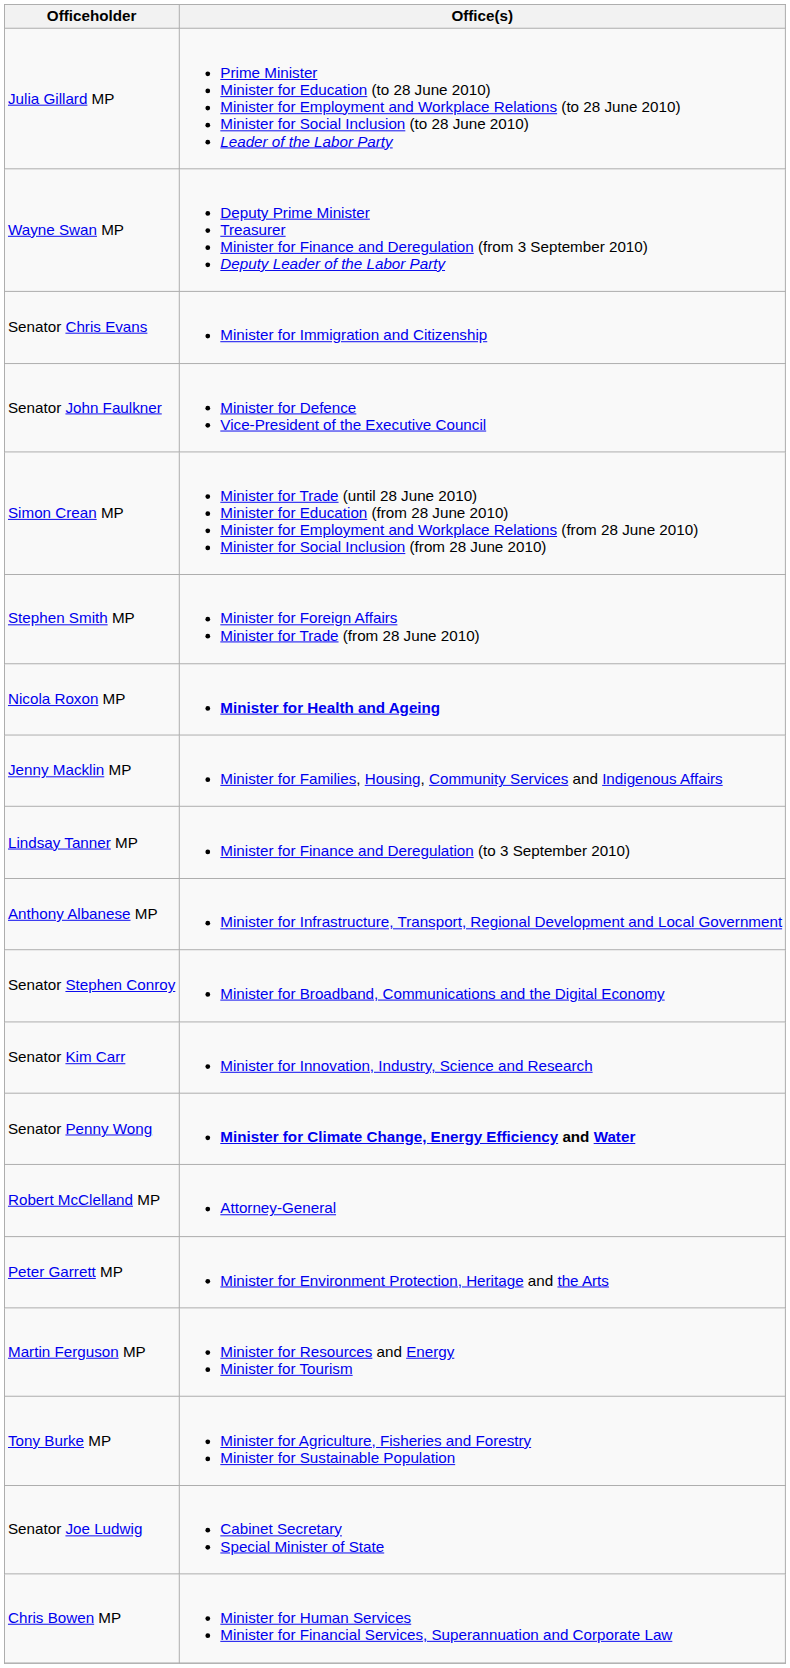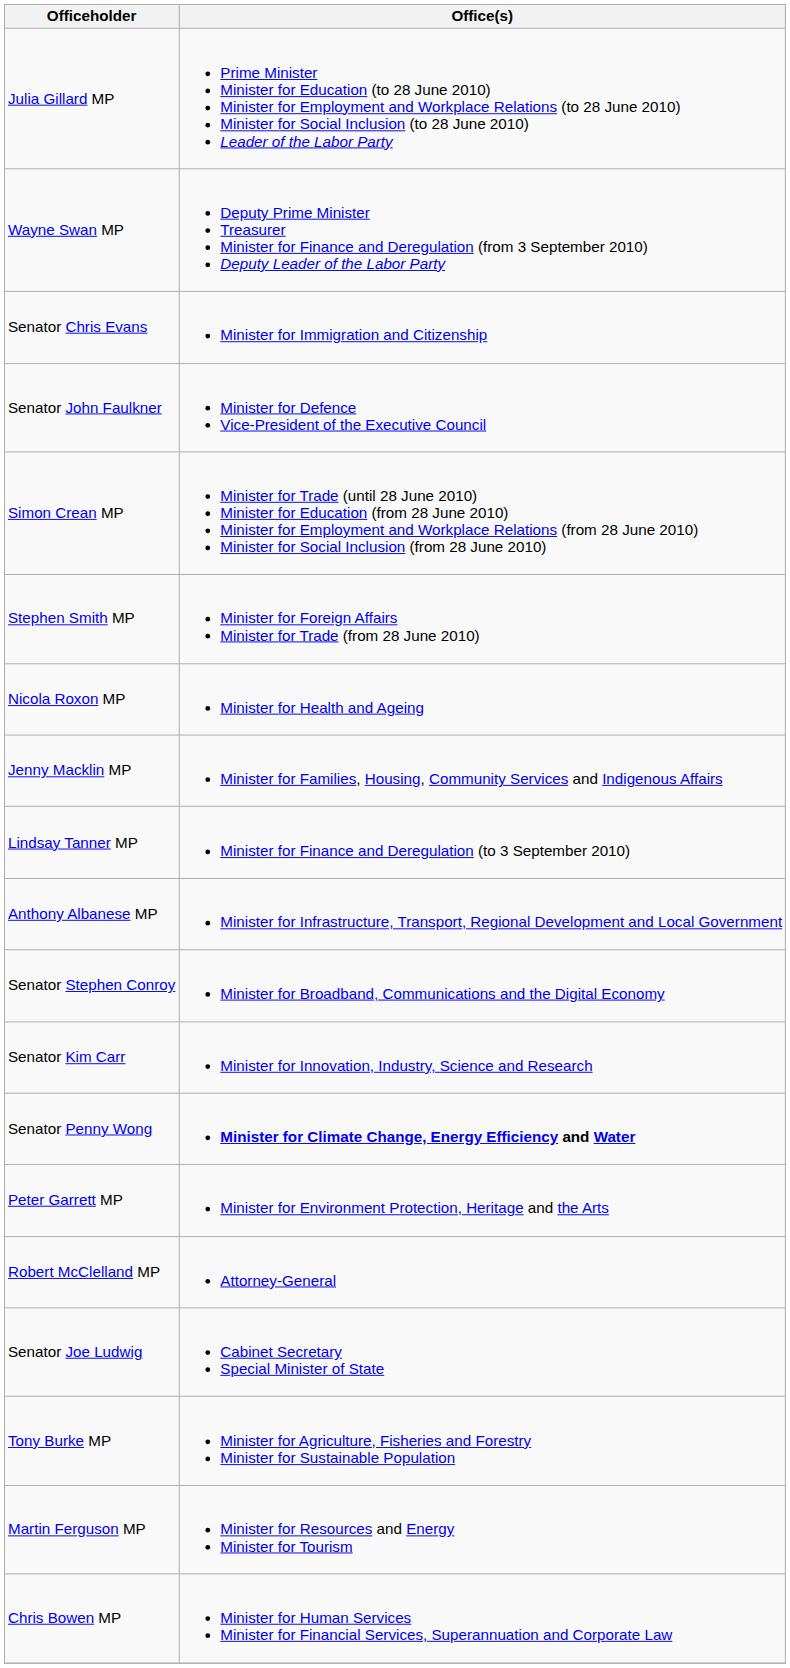(482, 708) bold -> (482, 708) normal
rows swapped: (65, 1272) <-> (84, 1200)
rows swapped: (75, 1529) <-> (77, 1352)
